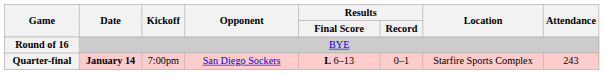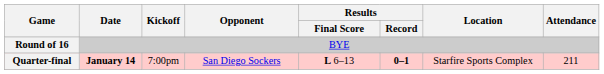(401, 61) normal -> (401, 61) bold
(571, 61) 243 -> (571, 61) 211
